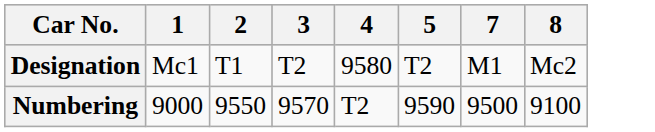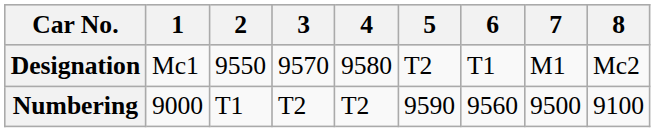+ column: (493, 24)
(229, 65) T1 -> (241, 65) 9550
(292, 65) T2 -> (304, 65) 9570
(241, 106) 9550 -> (229, 106) T1
(304, 106) 9570 -> (292, 106) T2
